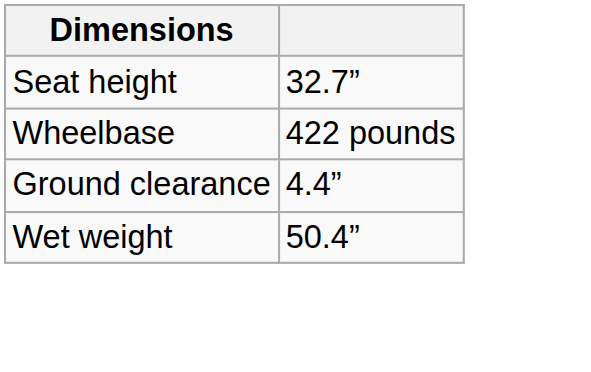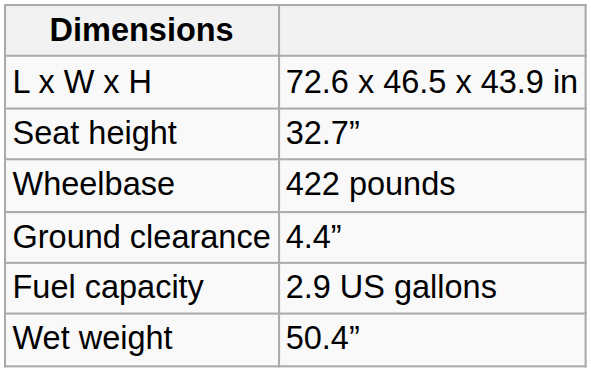+ row: (82, 81)
+ row: (108, 287)
